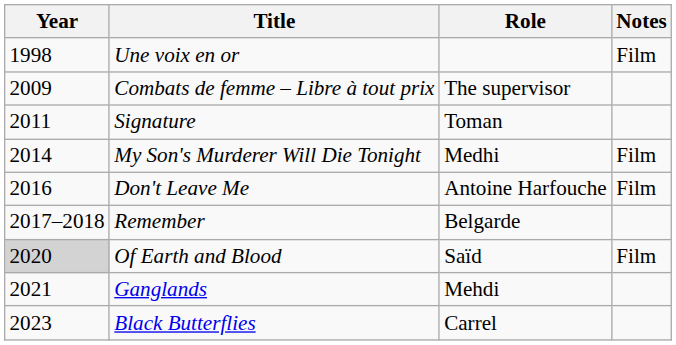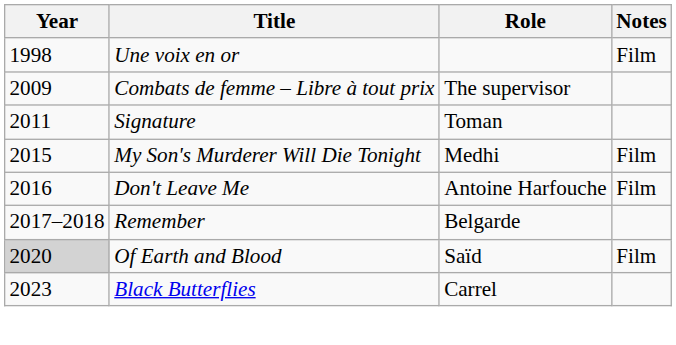(31, 155) 2014 -> (31, 155) 2015
- row: (161, 289)
